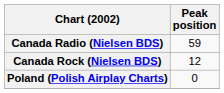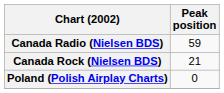(195, 61) 12 -> (195, 61) 21
